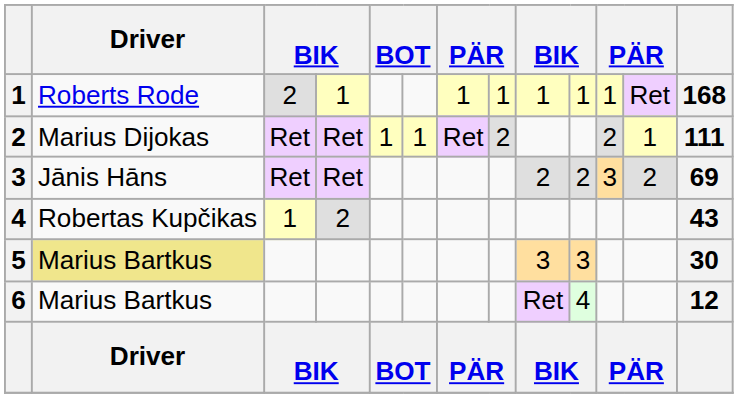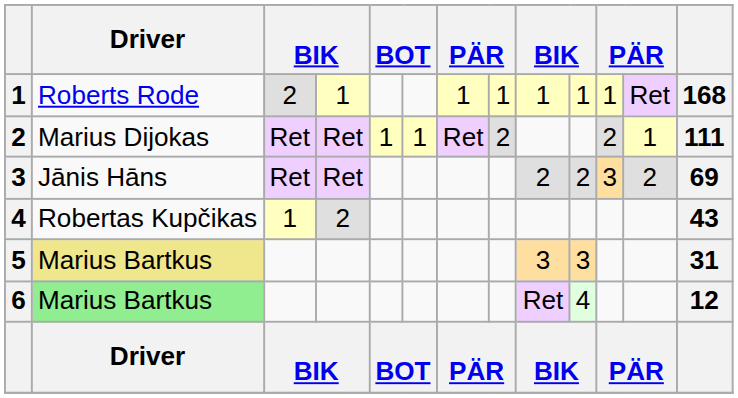(704, 260) 30 -> (704, 260) 31
(125, 301) no background -> (125, 301) lightgreen background
